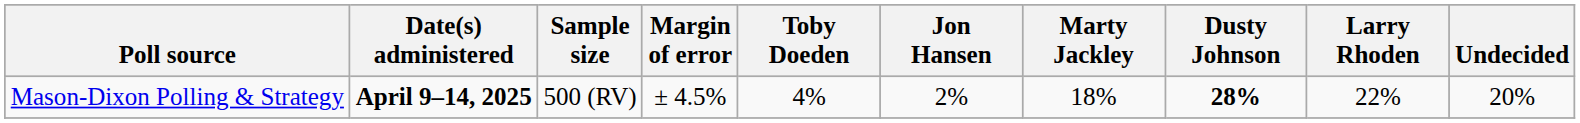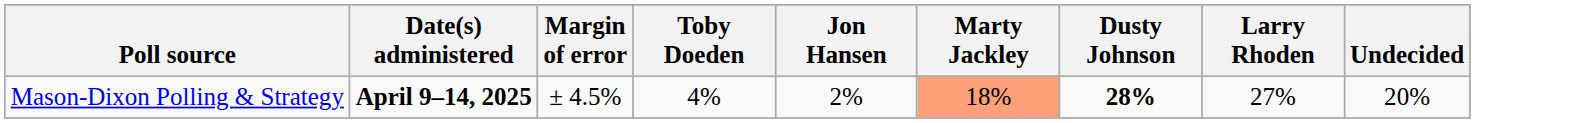- column: (590, 40)
(1094, 96) no background -> (989, 96) lightsalmon background
(1378, 96) 22% -> (1273, 96) 27%
